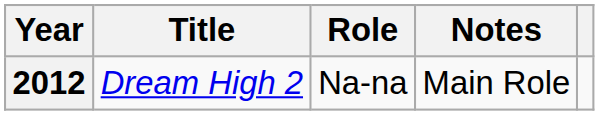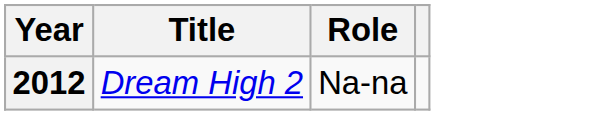- column: (496, 30)
